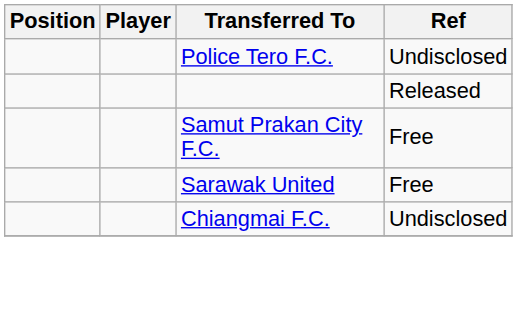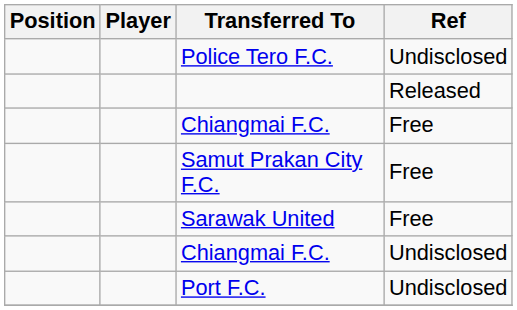+ row: (255, 125)
+ row: (223, 287)
